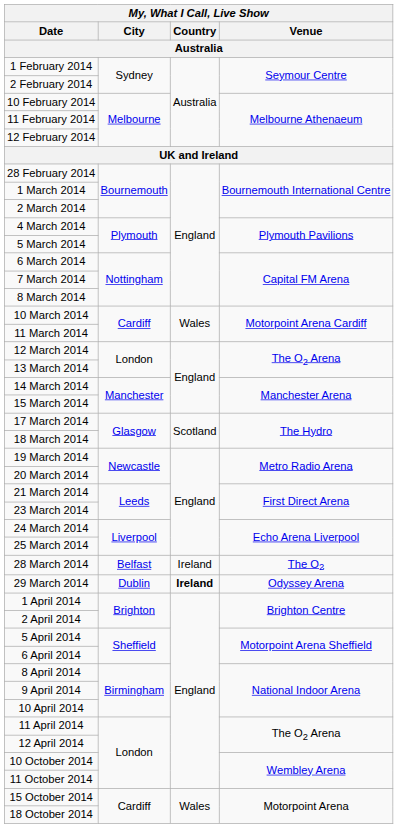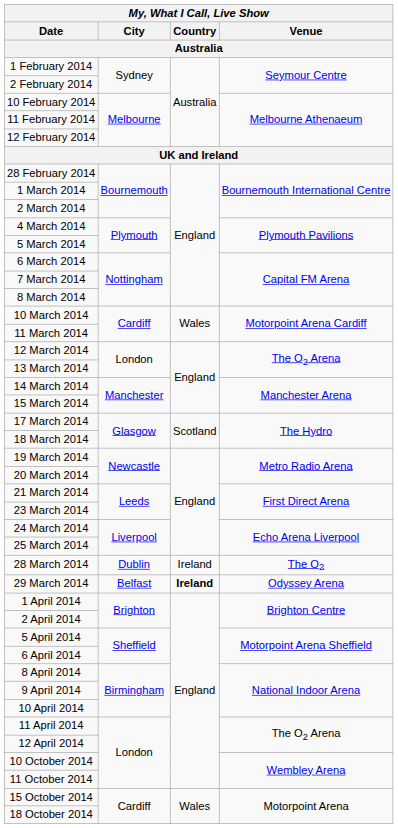(134, 565) Belfast -> (134, 565) Dublin
(134, 584) Dublin -> (134, 584) Belfast
